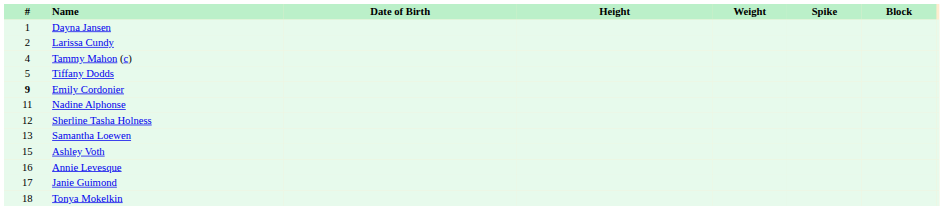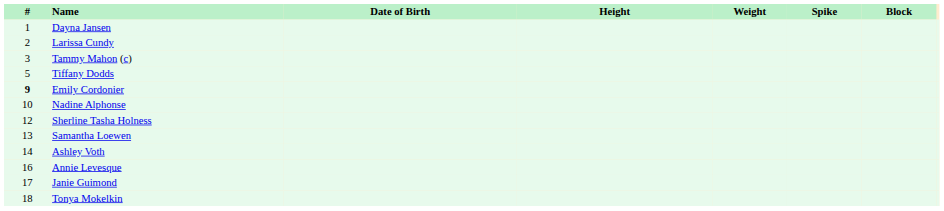(27, 58) 4 -> (27, 58) 3
(27, 105) 11 -> (27, 105) 10
(27, 151) 15 -> (27, 151) 14
